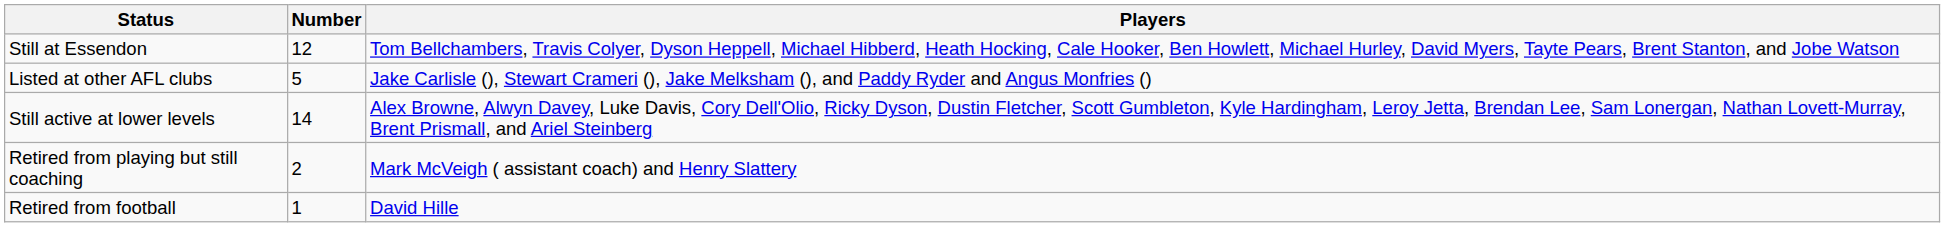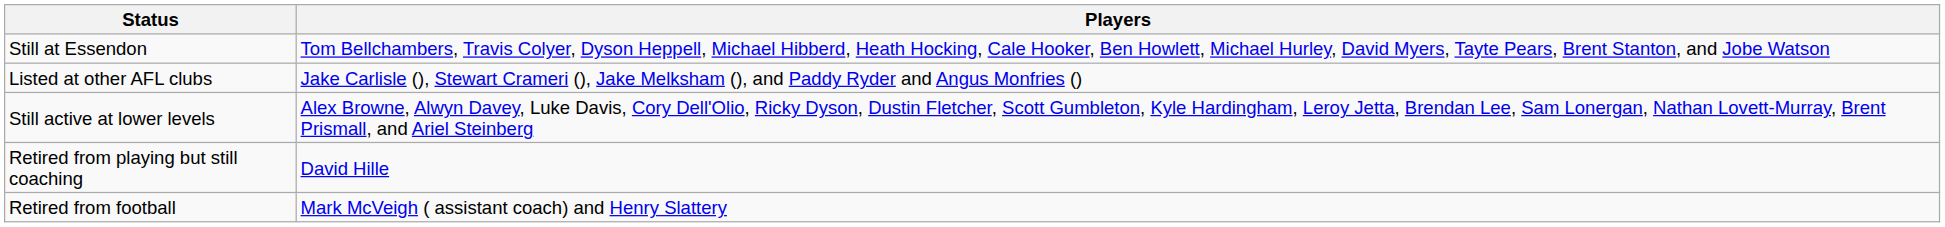- column: (326, 19)
(583, 168) Mark McVeigh ( assistant coach) and Henry Slattery -> (345, 168) David Hille
(414, 208) David Hille -> (514, 208) Mark McVeigh ( assistant coach) and Henry Slattery
